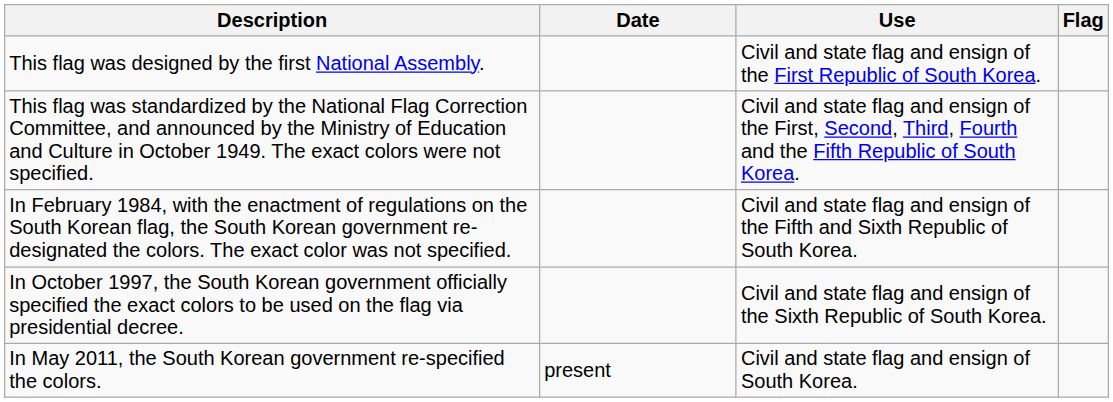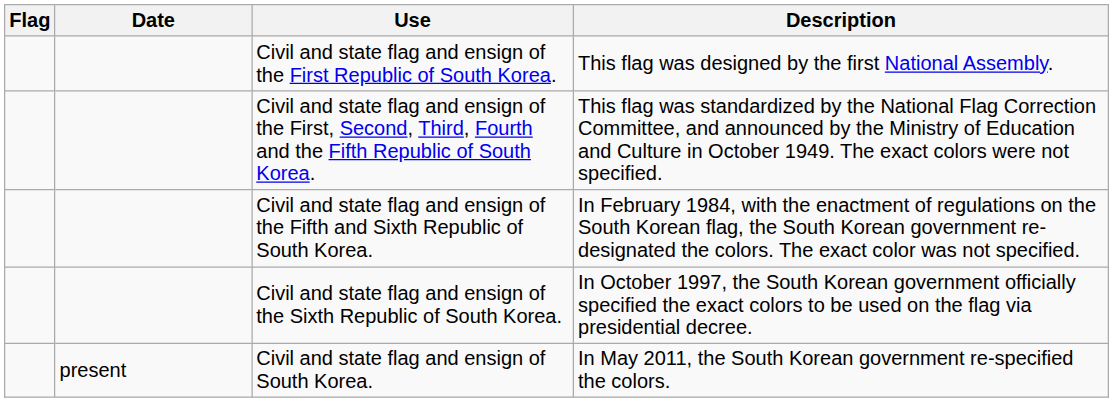columns swapped: (1083, 20) <-> (272, 20)
